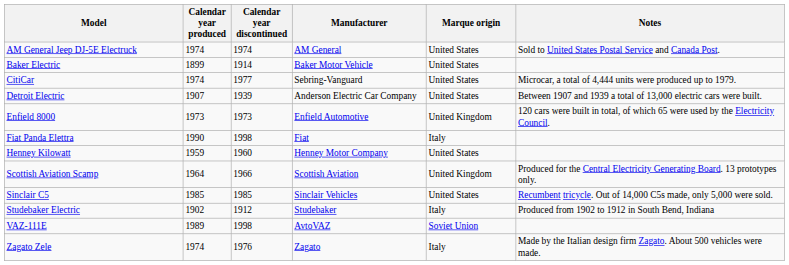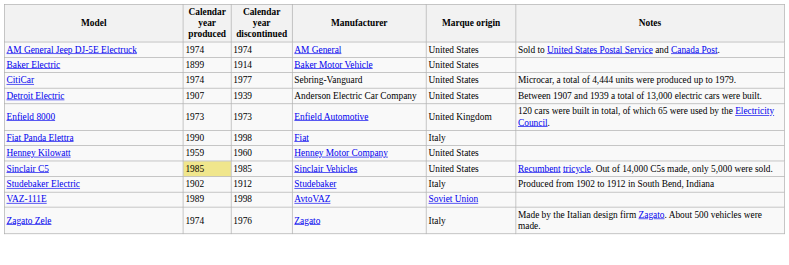- row: (52, 174)
(195, 195) no background -> (195, 169) khaki background
